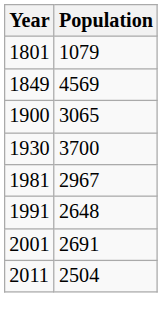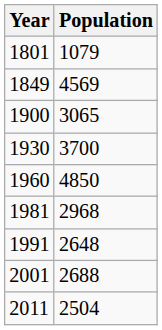+ row: (29, 180)
(79, 180) 2967 -> (79, 212) 2968
(79, 244) 2691 -> (79, 276) 2688
